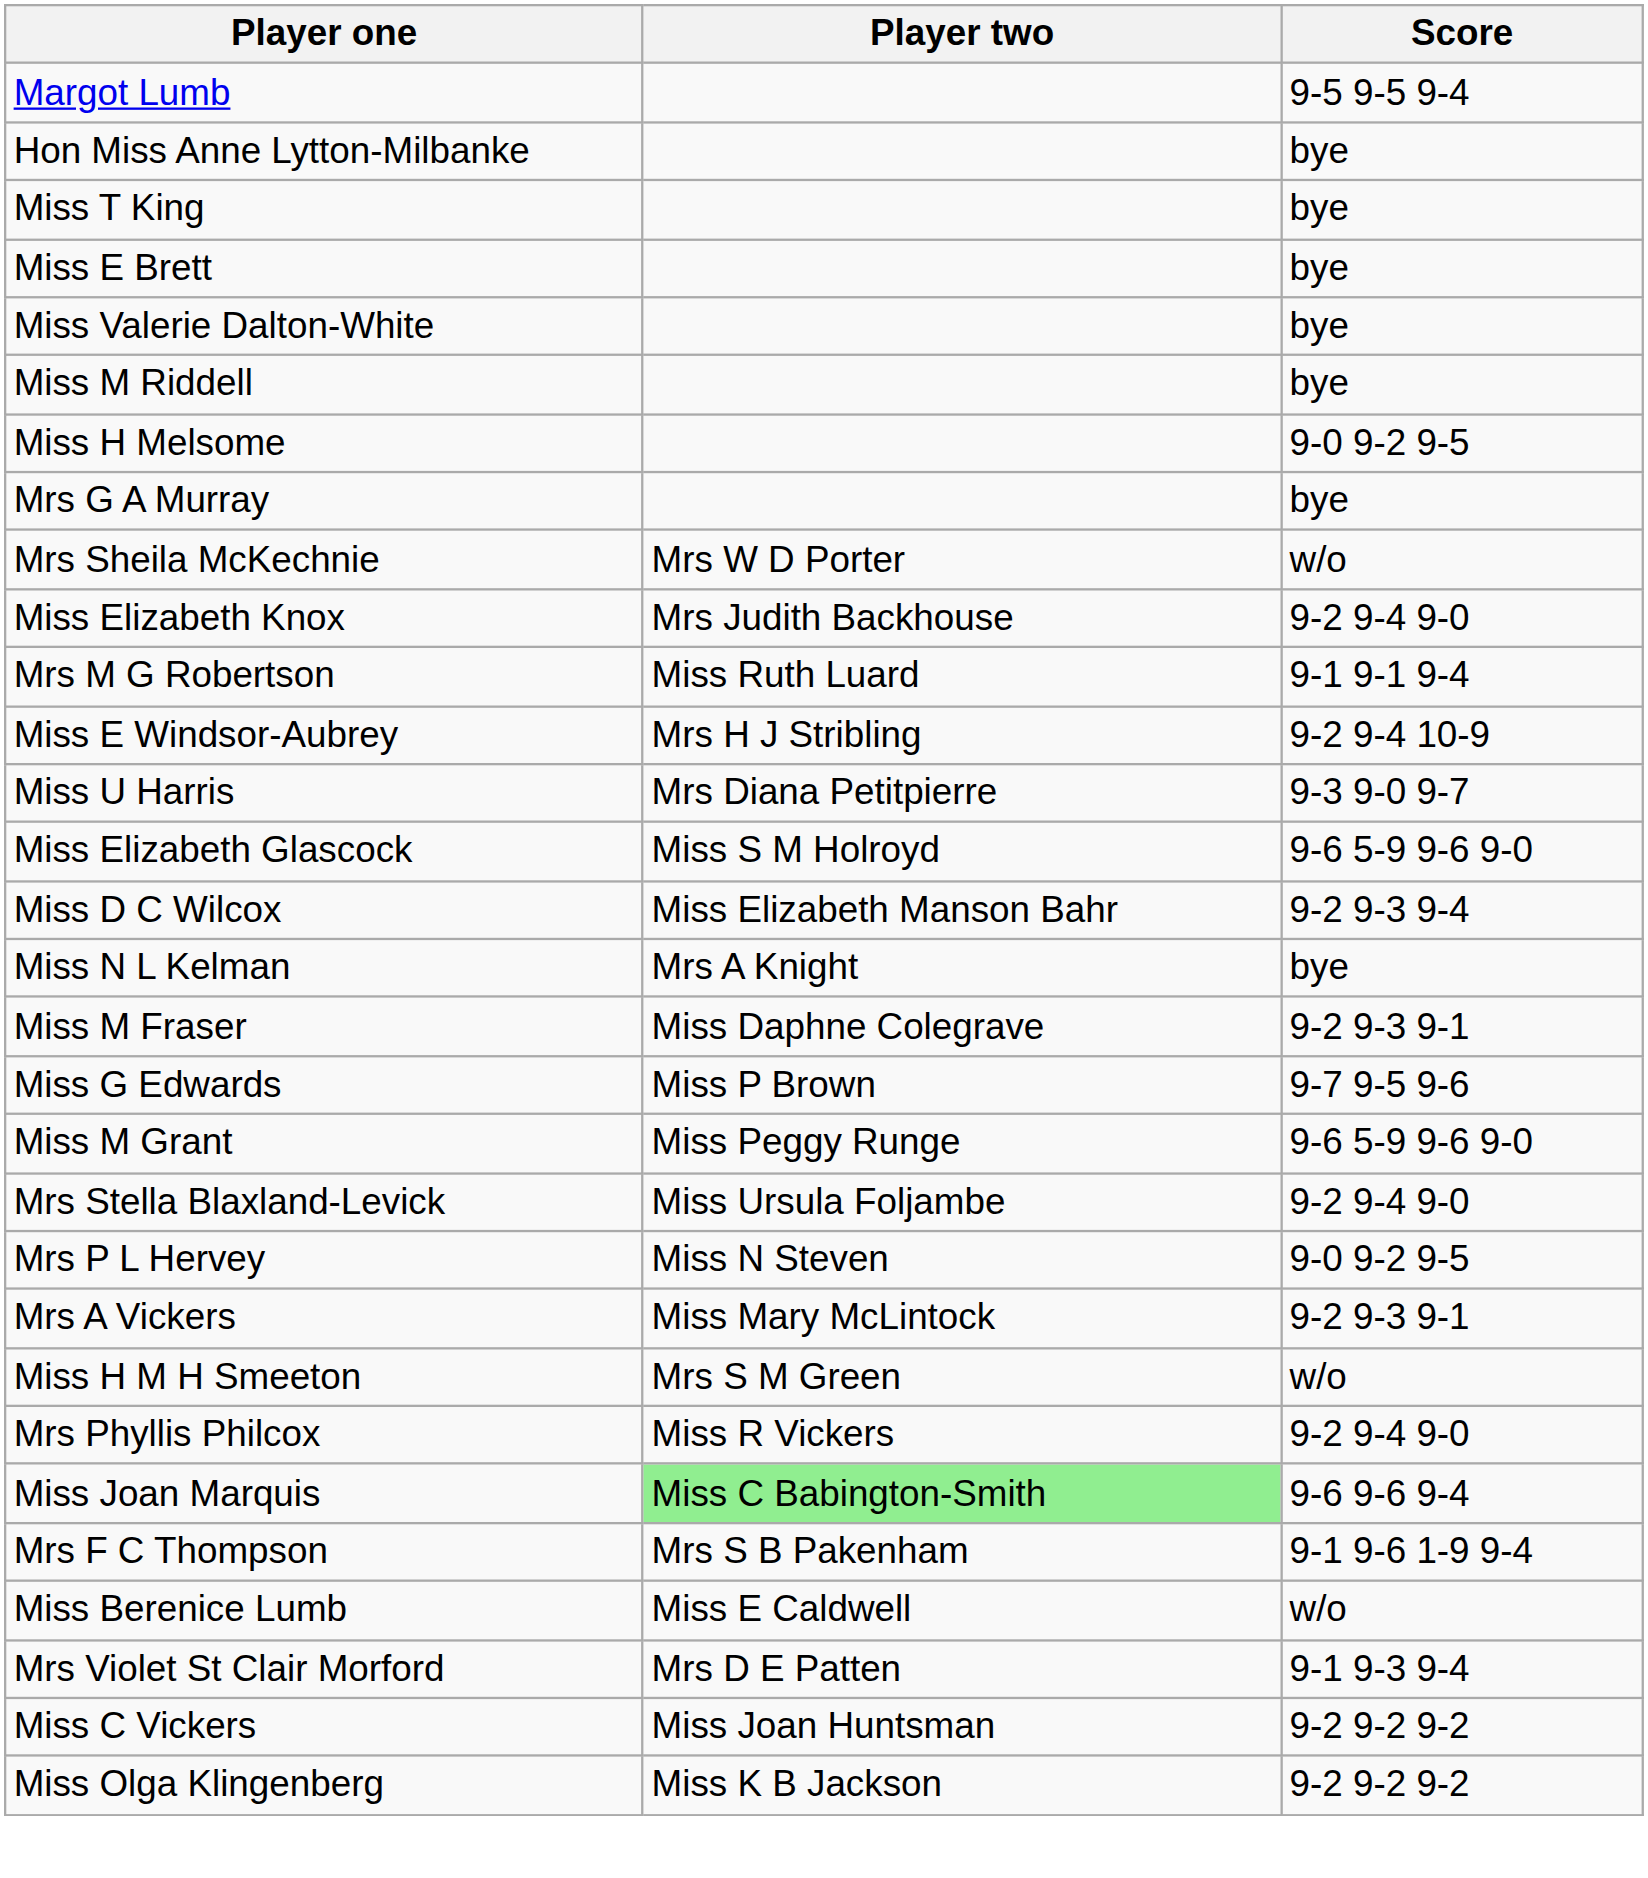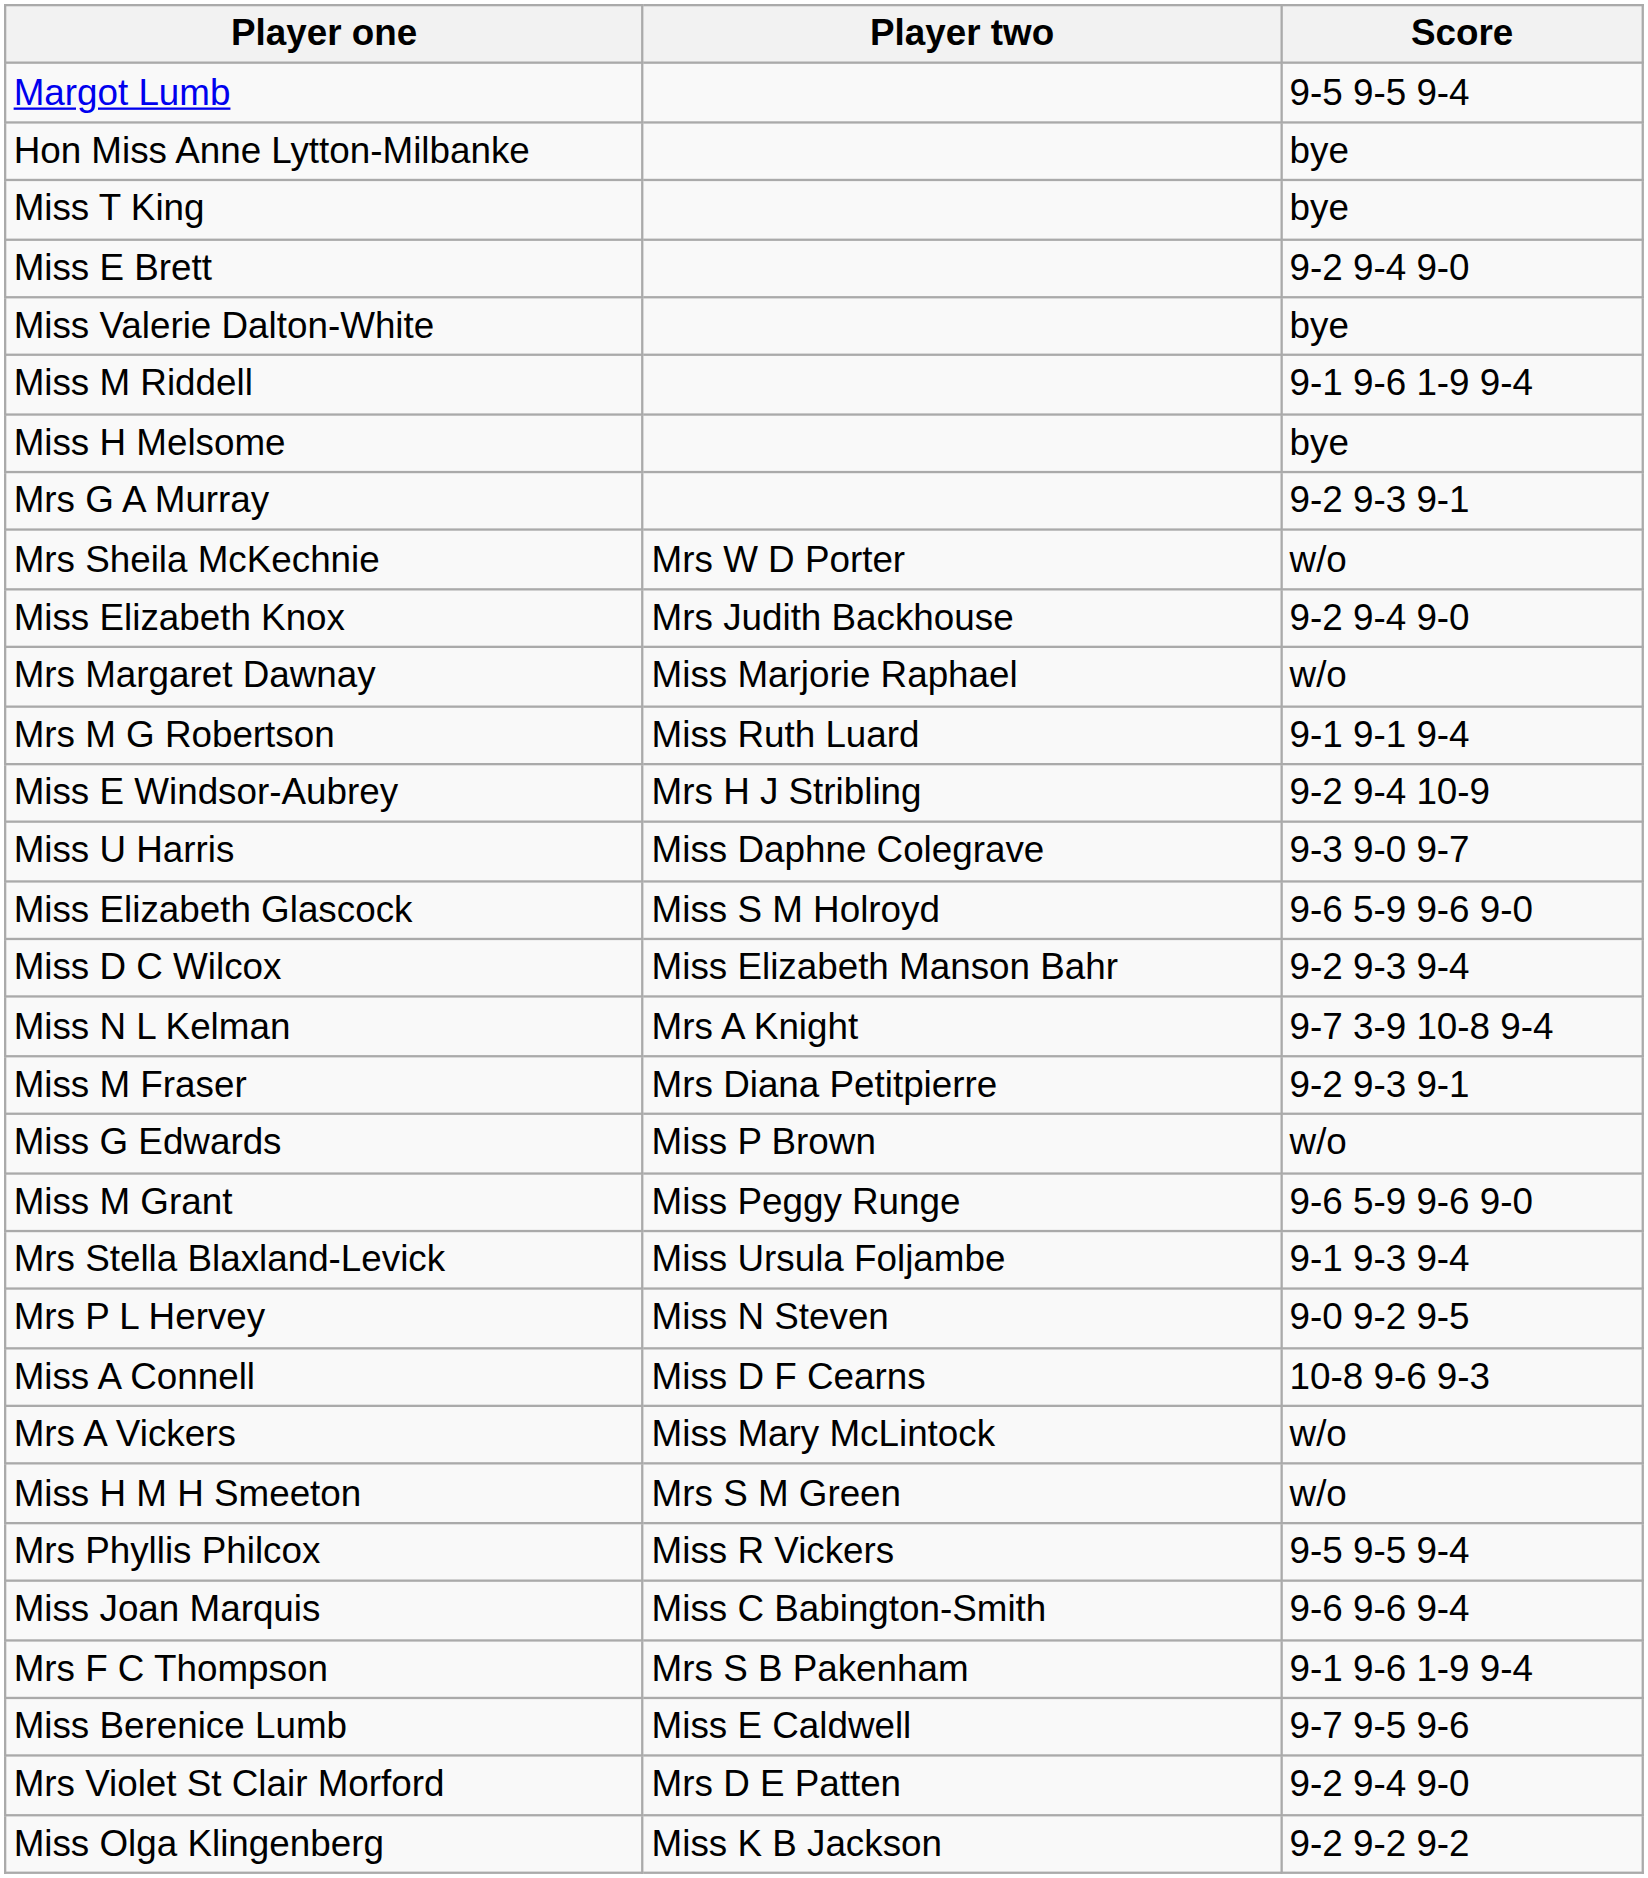(1319, 267) bye -> (1380, 267) 9-2 9-4 9-0
(1319, 383) bye -> (1411, 383) 9-1 9-6 1-9 9-4
(1380, 442) 9-0 9-2 9-5 -> (1319, 442) bye
(1319, 500) bye -> (1380, 500) 9-2 9-3 9-1
+ row: (195, 675)
(824, 792) Mrs Diana Petitpierre -> (848, 850) Miss Daphne Colegrave
(1319, 967) bye -> (1422, 1025) 9-7 3-9 10-8 9-4
(848, 1025) Miss Daphne Colegrave -> (824, 1084) Mrs Diana Petitpierre
(1380, 1084) 9-7 9-5 9-6 -> (1318, 1142) w/o
(1380, 1200) 9-2 9-4 9-0 -> (1380, 1259) 9-1 9-3 9-4
+ row: (134, 1376)
(1380, 1317) 9-2 9-3 9-1 -> (1318, 1434) w/o
(1380, 1434) 9-2 9-4 9-0 -> (1380, 1551) 9-5 9-5 9-4
(849, 1492) lightgreen background -> (849, 1609) no background
(1318, 1609) w/o -> (1380, 1726) 9-7 9-5 9-6
(1380, 1667) 9-1 9-3 9-4 -> (1380, 1784) 9-2 9-4 9-0
- row: (135, 1726)
